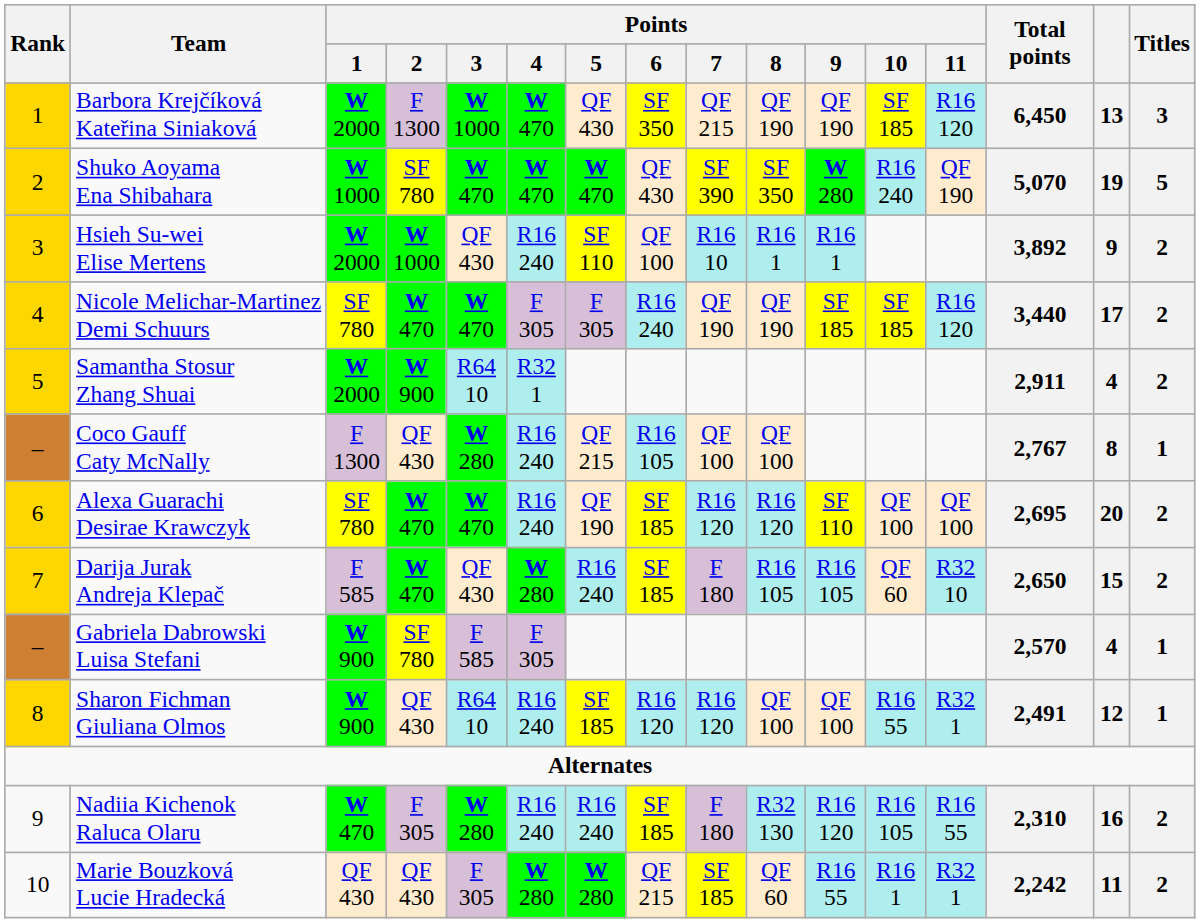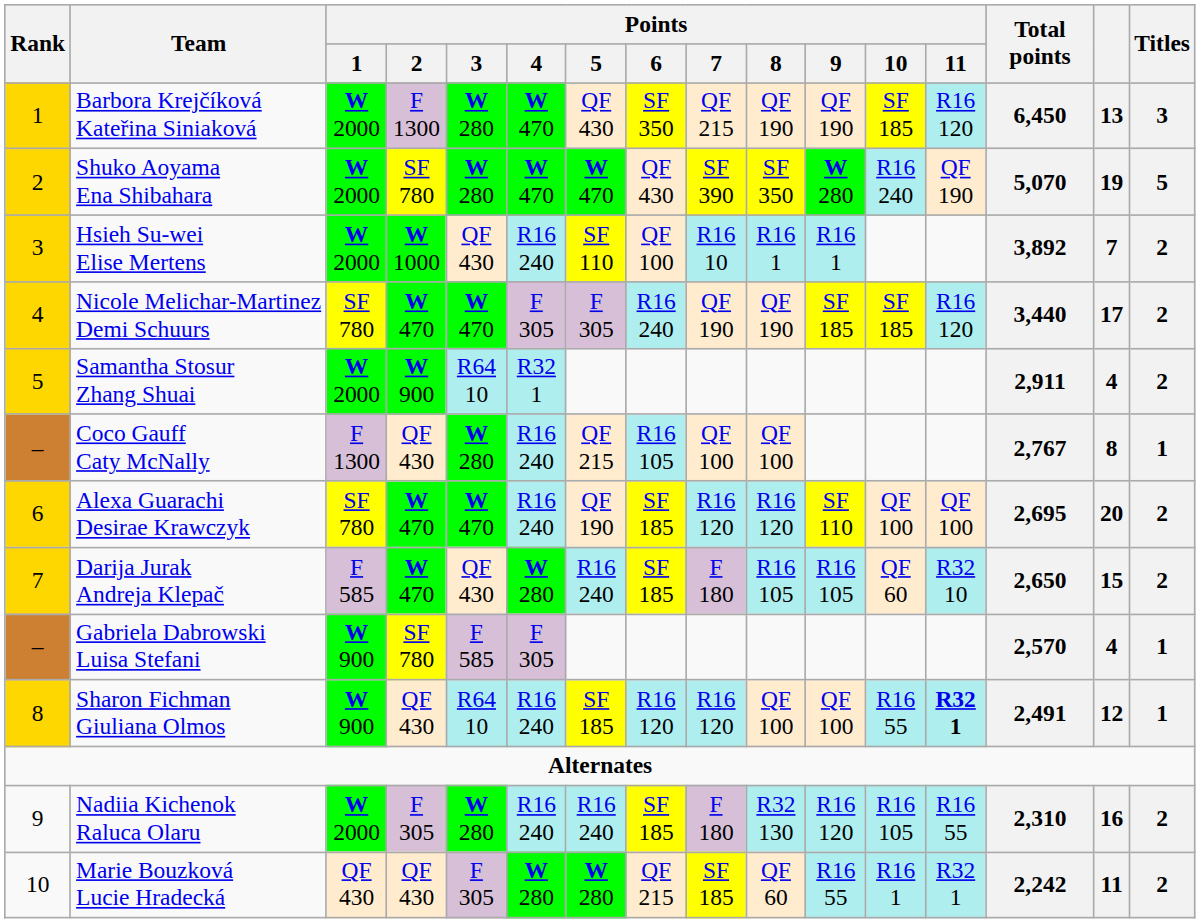(476, 115) W 1000 -> (476, 115) W 280
(357, 181) W 1000 -> (357, 181) W 2000
(476, 181) W 470 -> (476, 181) W 280
(1112, 248) 9 -> (1112, 248) 7
(956, 713) normal -> (956, 713) bold
(357, 818) W 470 -> (357, 818) W 2000
